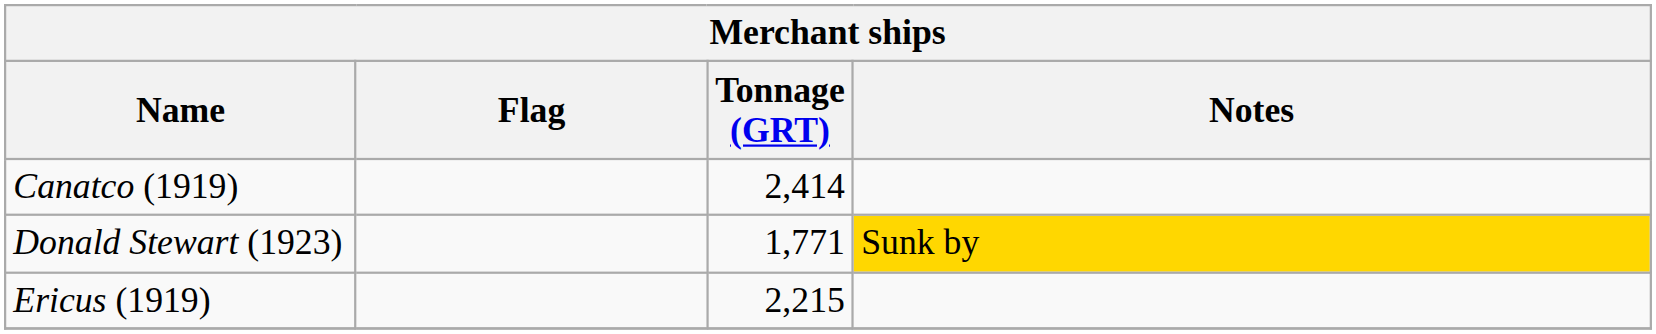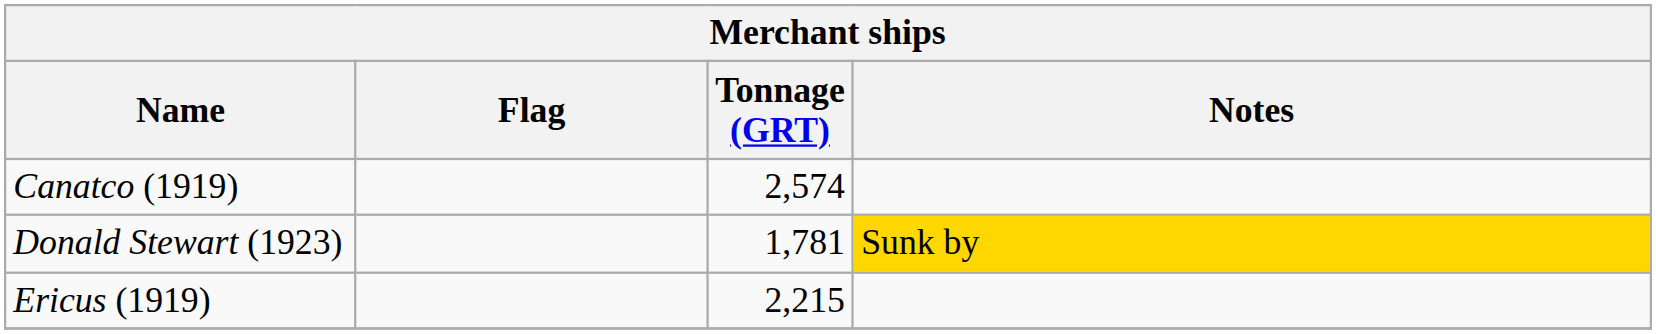(805, 186) 2,414 -> (805, 186) 2,574
(805, 242) 1,771 -> (805, 242) 1,781
